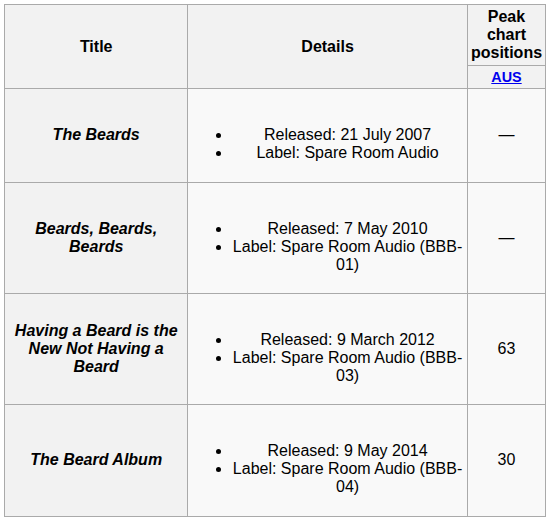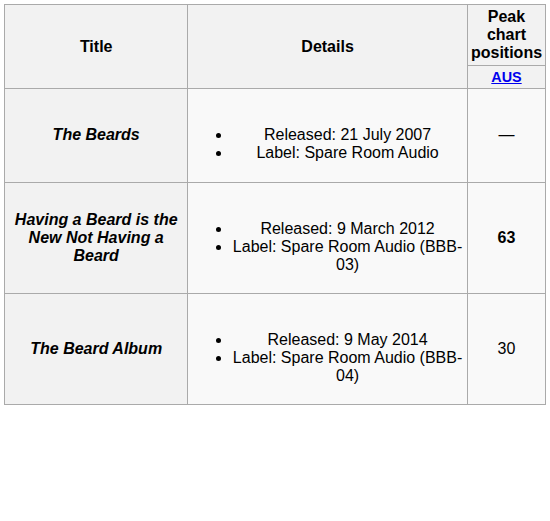- row: (96, 237)
(506, 349) normal -> (506, 237) bold
